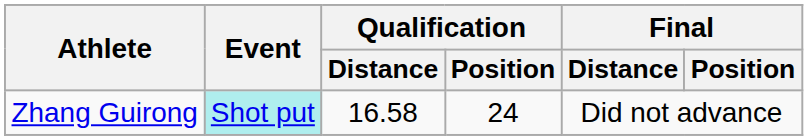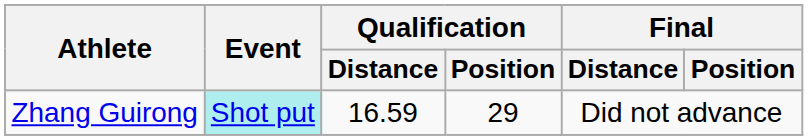(383, 113) 16.58 -> (383, 113) 16.59
(503, 113) 24 -> (503, 113) 29
